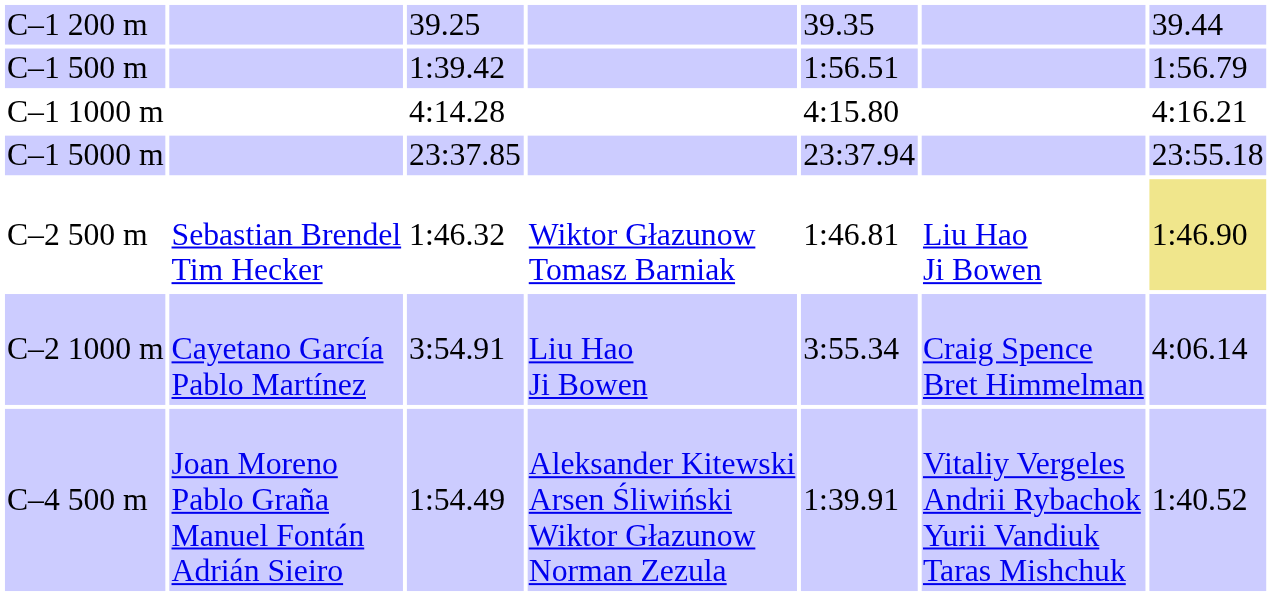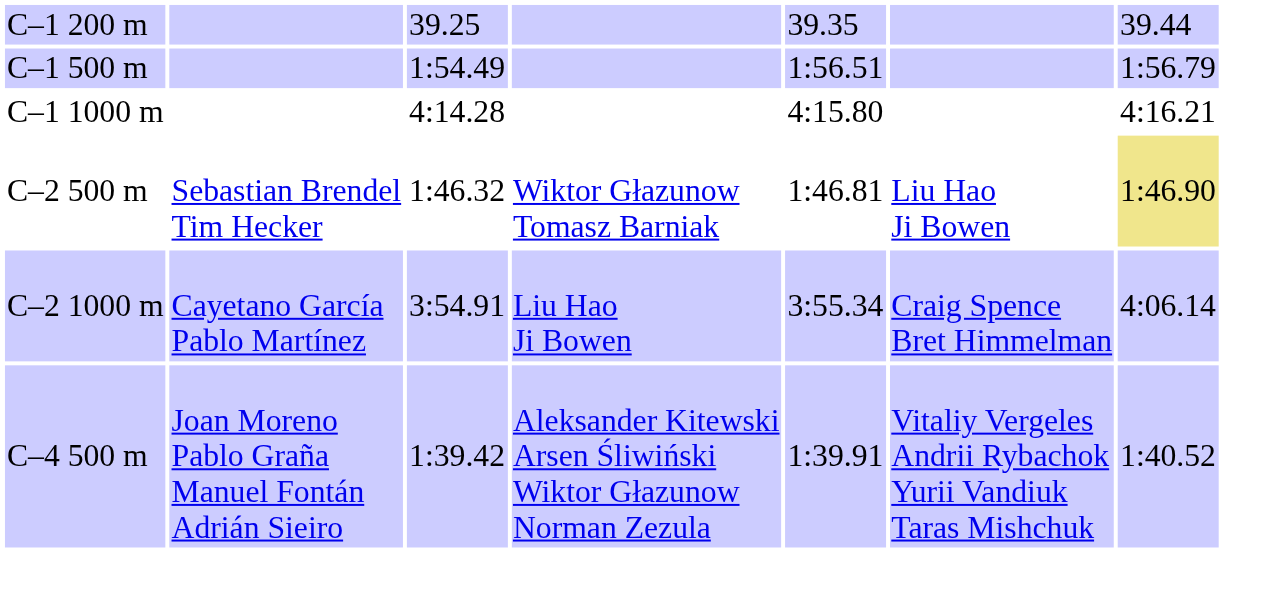(457, 67) 1:39.42 -> (457, 67) 1:54.49
- row: (85, 154)
(457, 499) 1:54.49 -> (457, 455) 1:39.42
